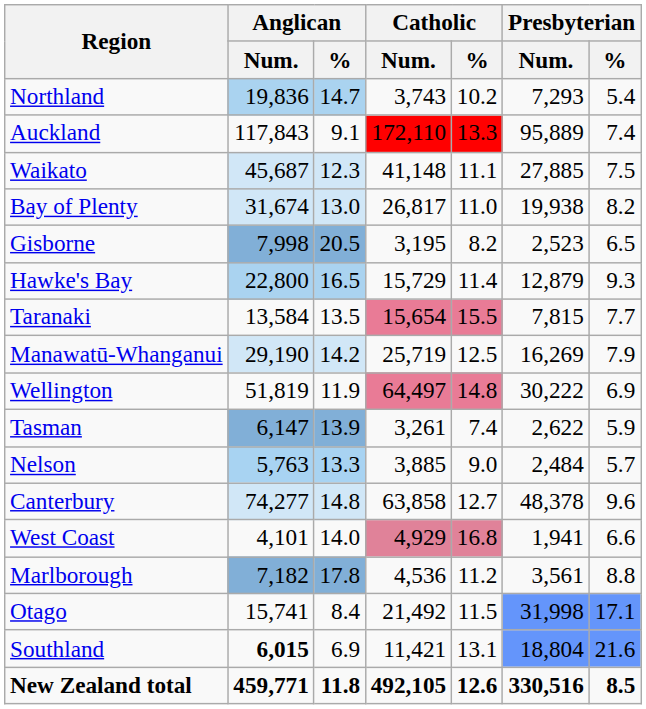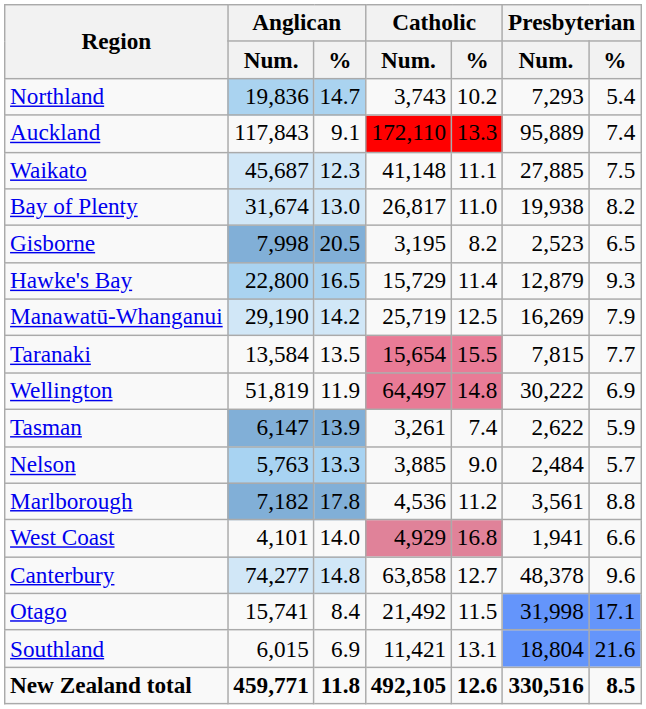rows swapped: (50, 317) <-> (116, 354)
rows swapped: (71, 574) <-> (62, 501)
(283, 648) bold -> (283, 648) normal
